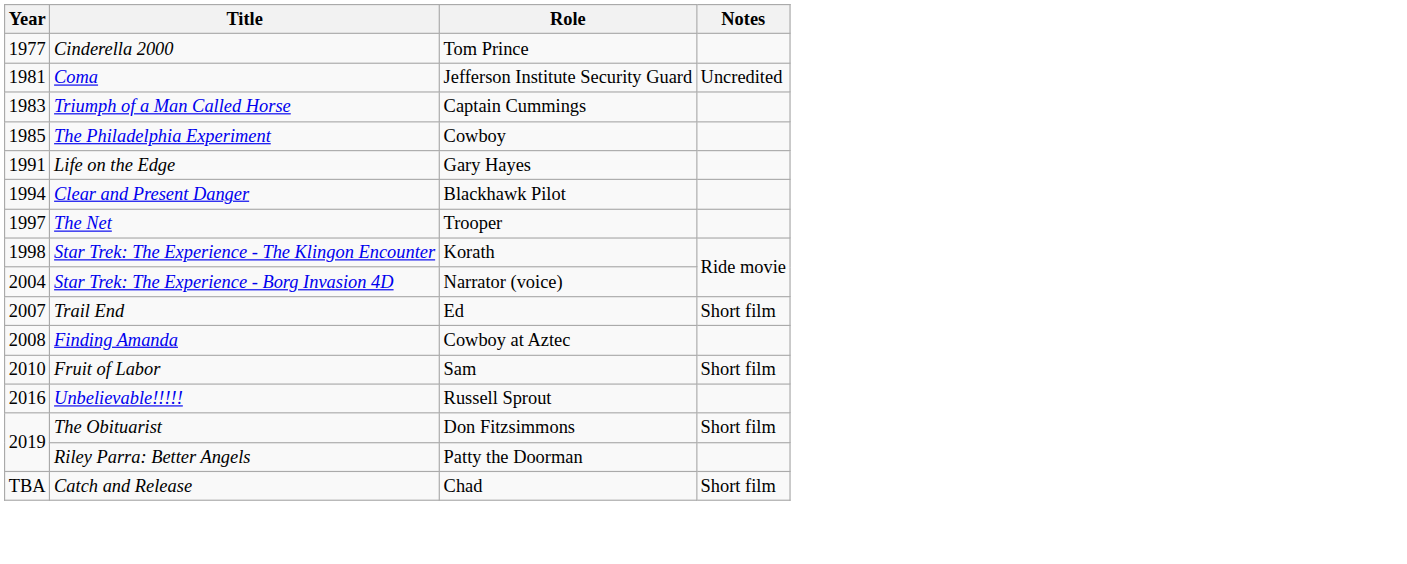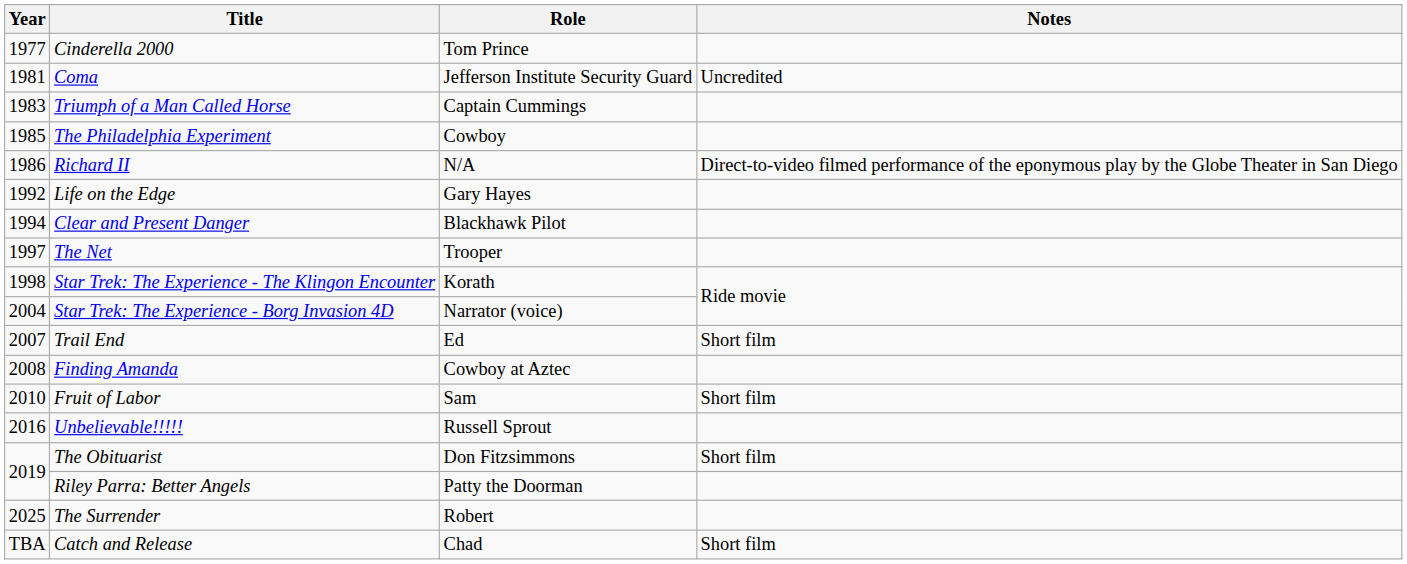+ row: (92, 164)
(27, 164) 1991 -> (27, 194) 1992
+ row: (107, 515)
